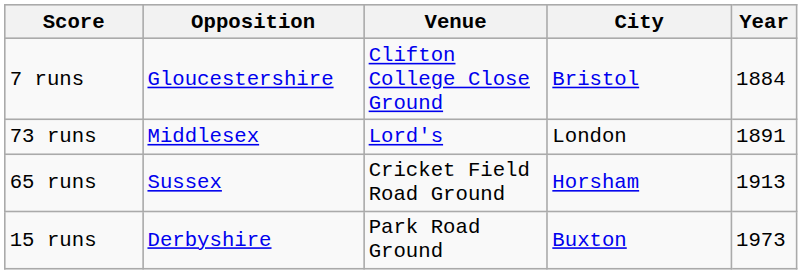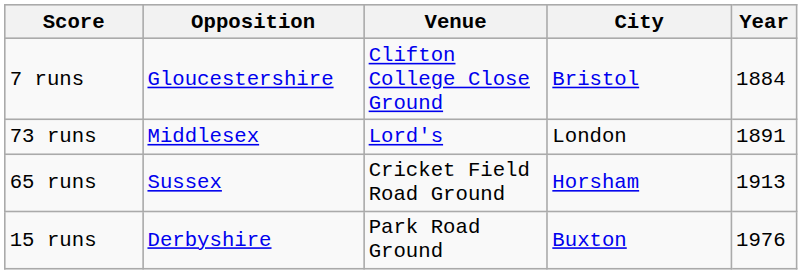(761, 240) 1973 -> (761, 240) 1976
